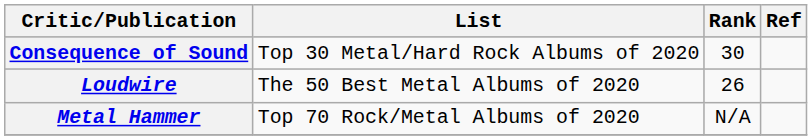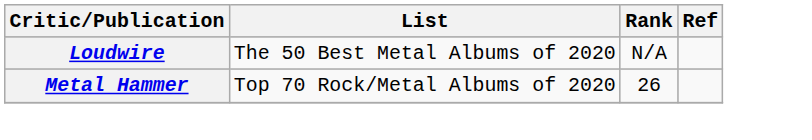- row: (129, 53)
(733, 86) 26 -> (649, 53) N/A
(733, 118) N/A -> (649, 86) 26
